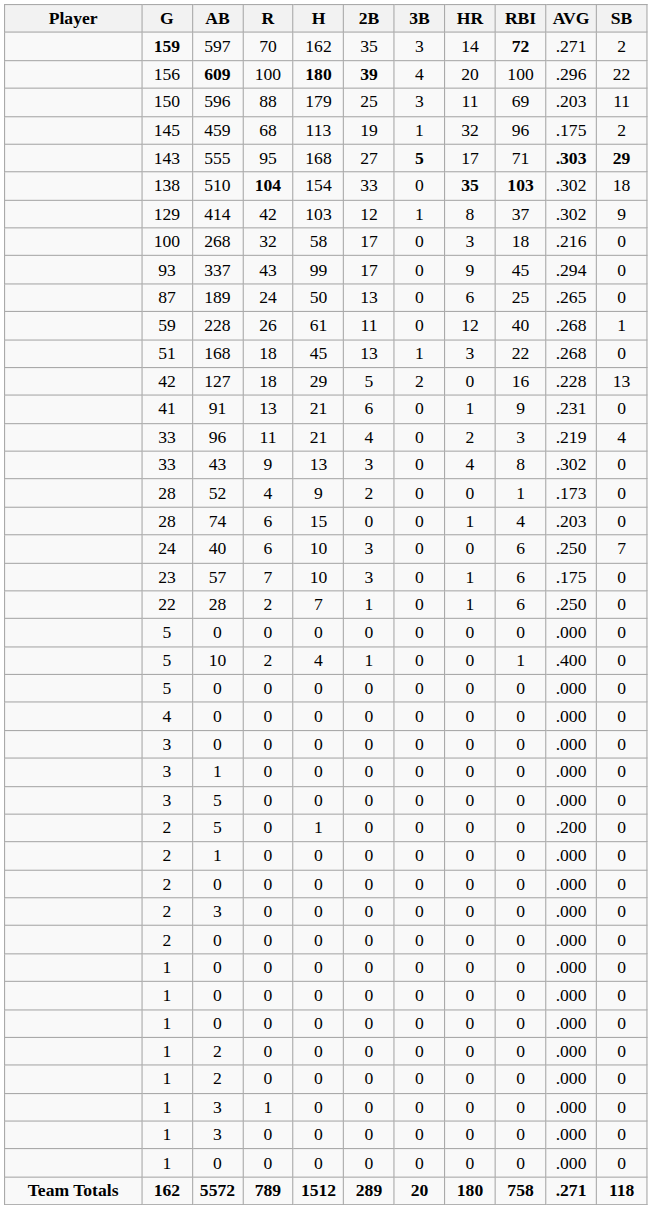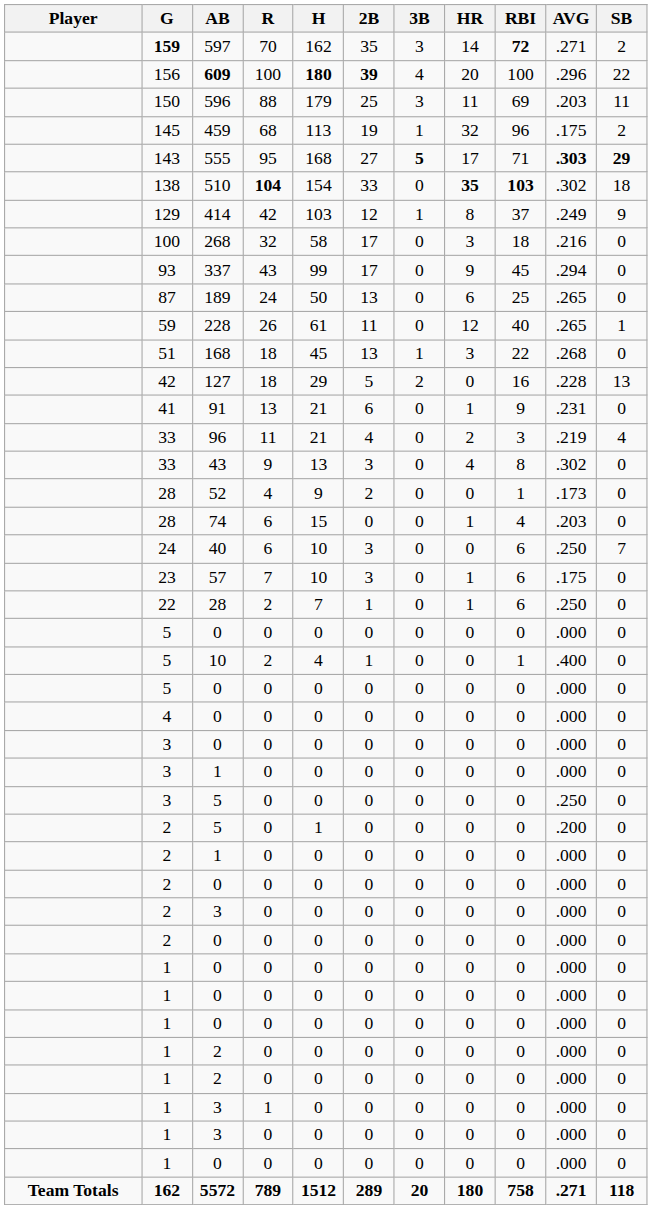(571, 213) .302 -> (571, 213) .249
(571, 325) .268 -> (571, 325) .265
(571, 800) .000 -> (571, 800) .250
